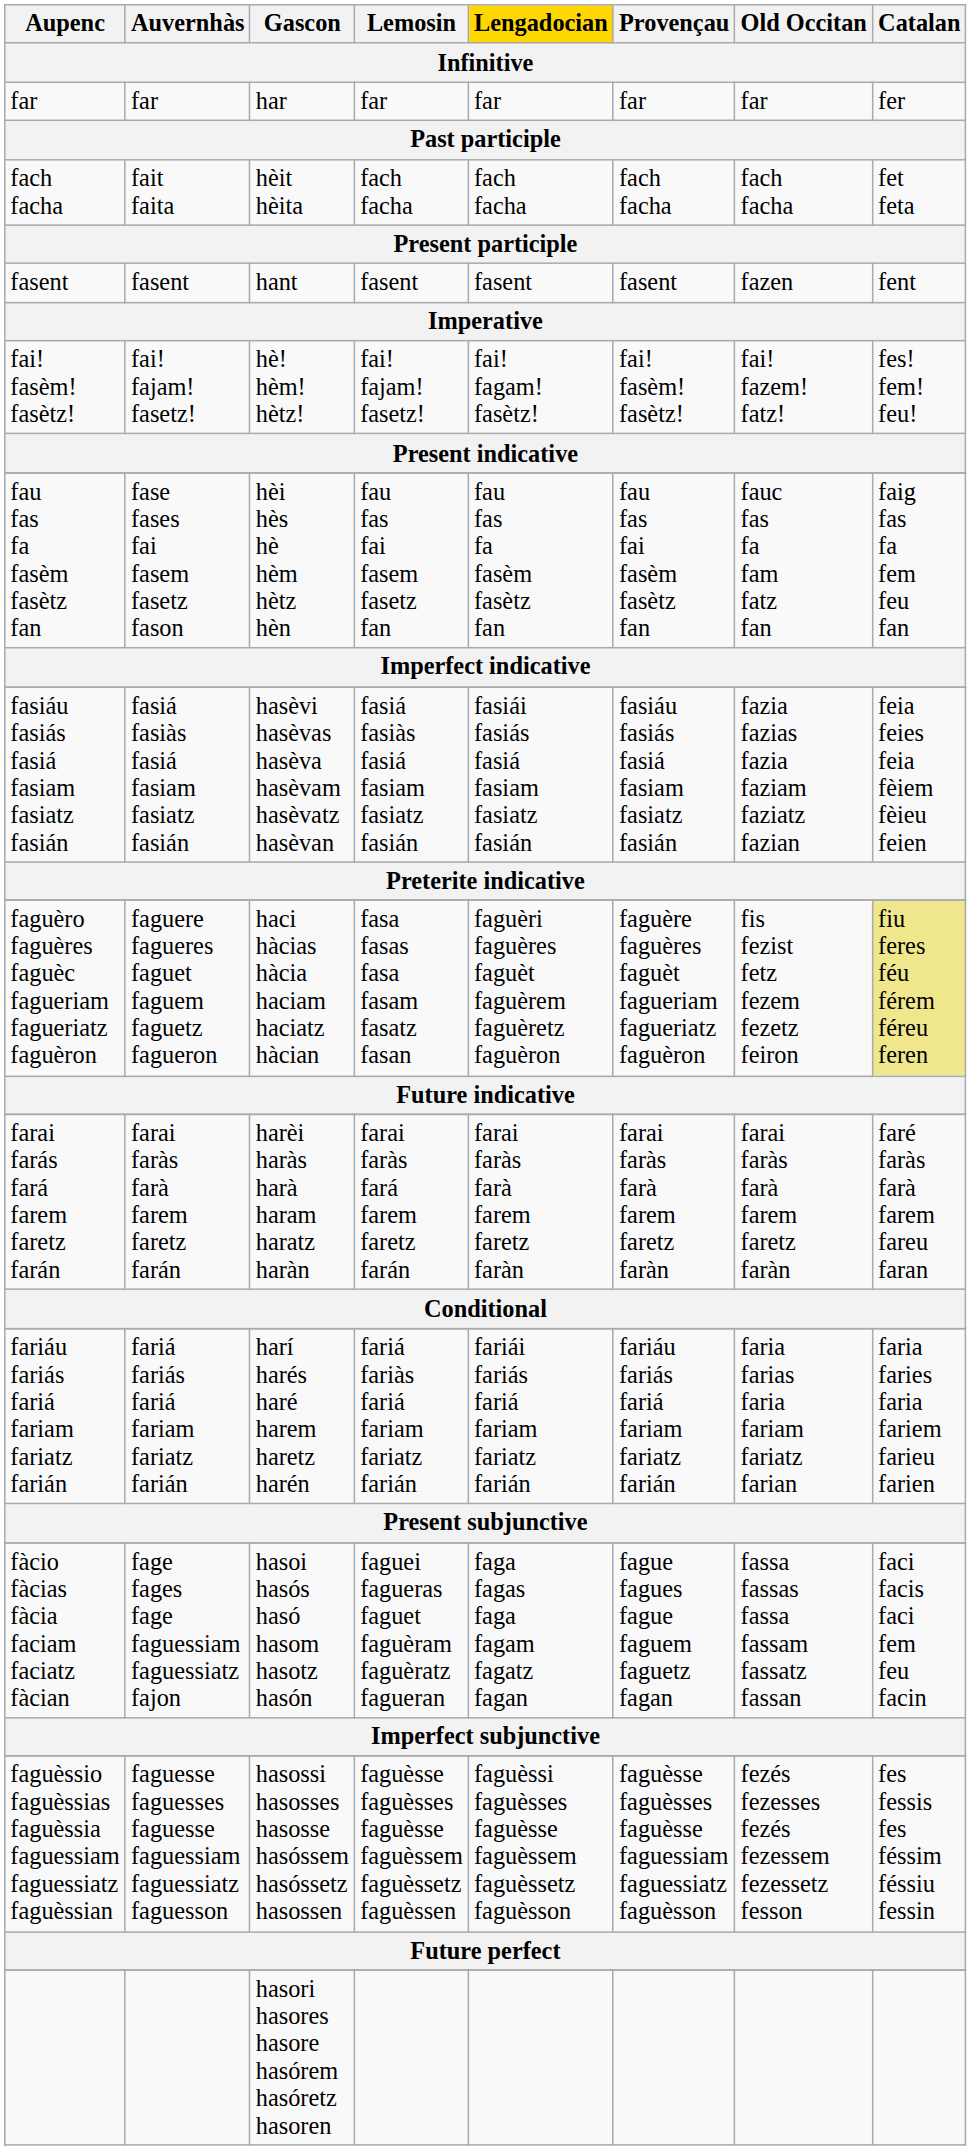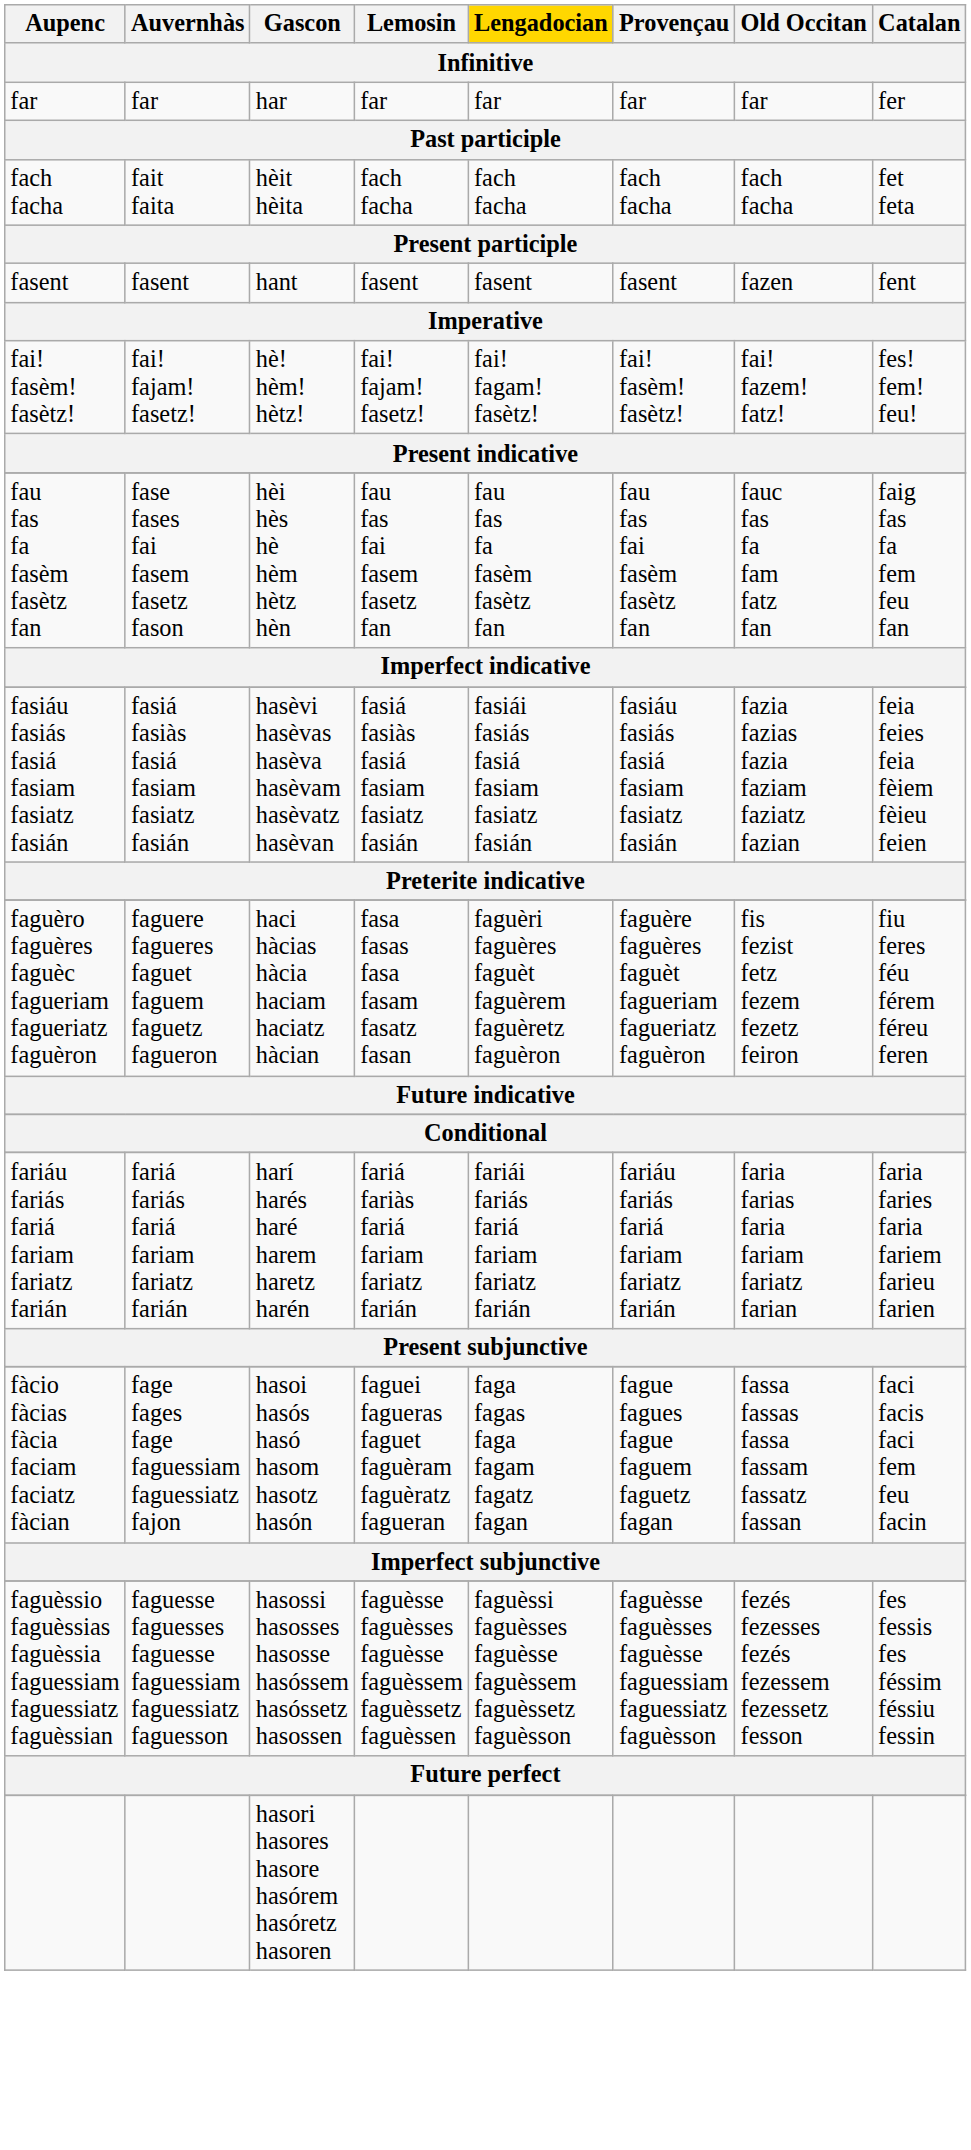(906, 987) khaki background -> (906, 987) no background
- row: (39, 1201)
